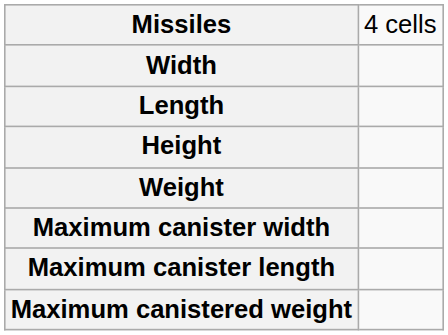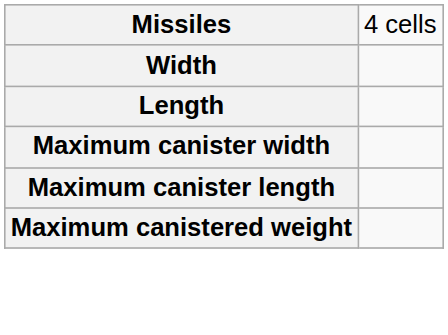- row: (181, 146)
- row: (181, 187)
